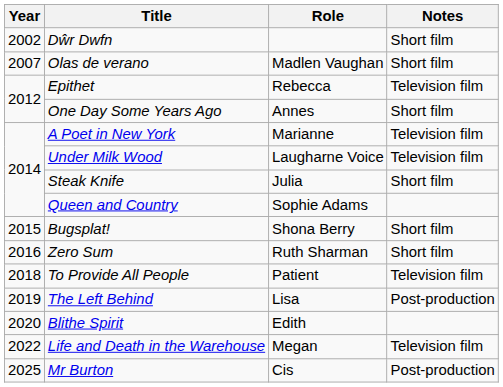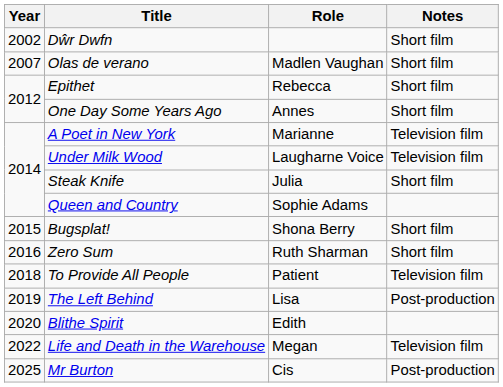(437, 87) Television film -> (422, 87) Short film
